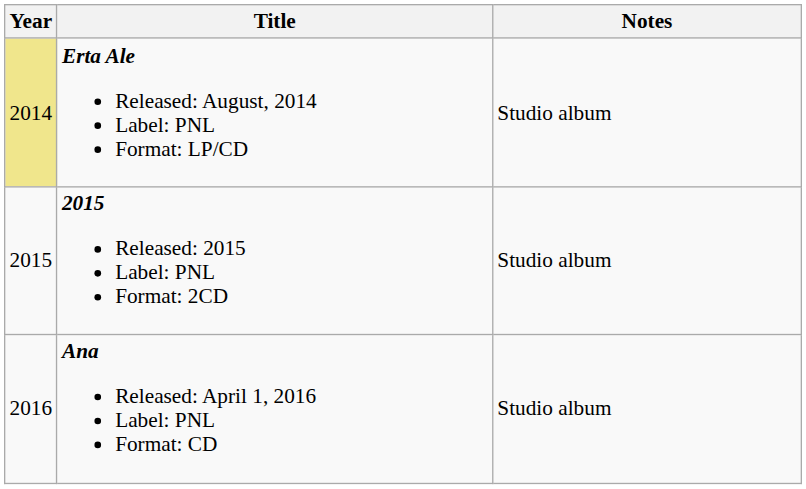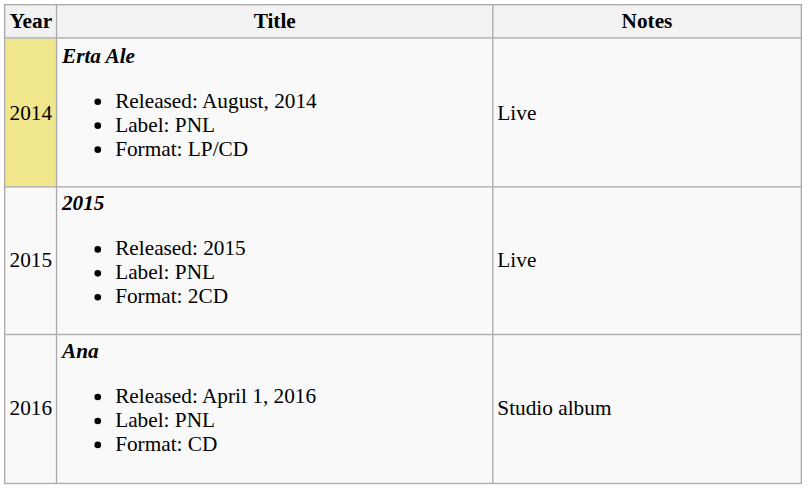(554, 112) Studio album -> (517, 112) Live
(554, 260) Studio album -> (517, 260) Live
